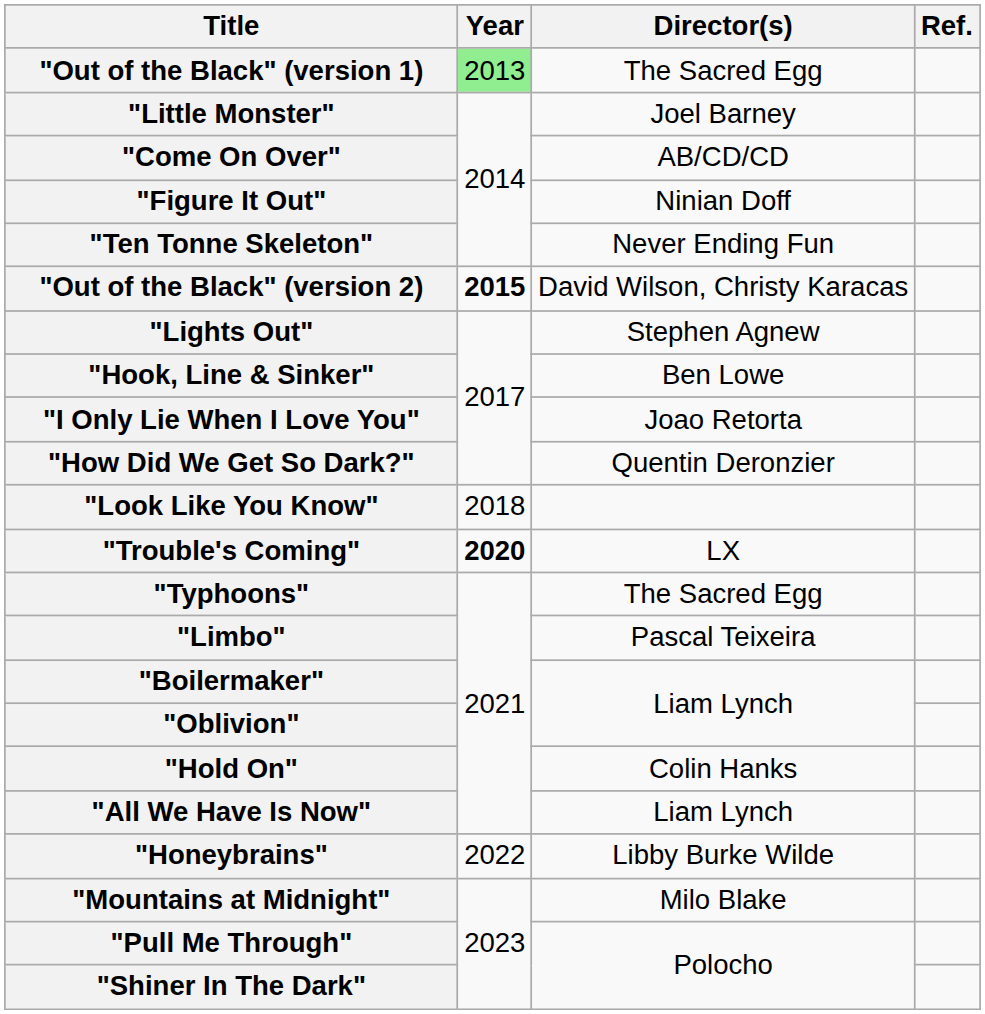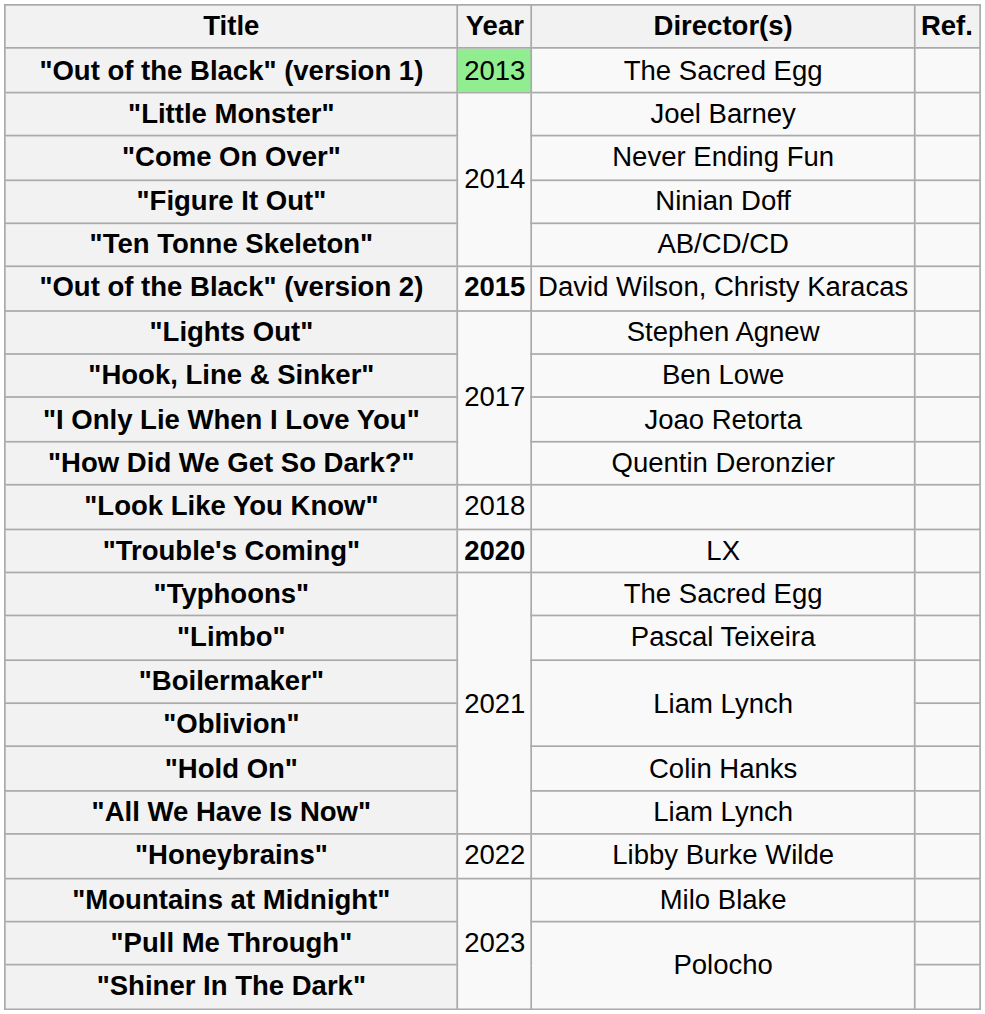(723, 157) AB/CD/CD -> (723, 157) Never Ending Fun
(723, 244) Never Ending Fun -> (723, 244) AB/CD/CD
